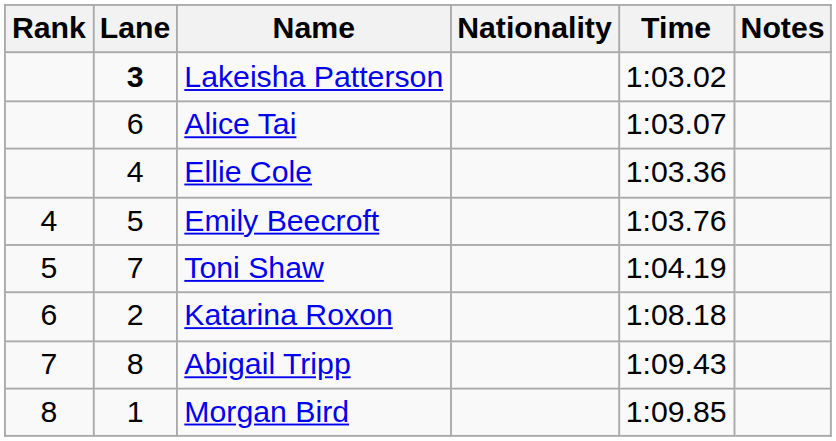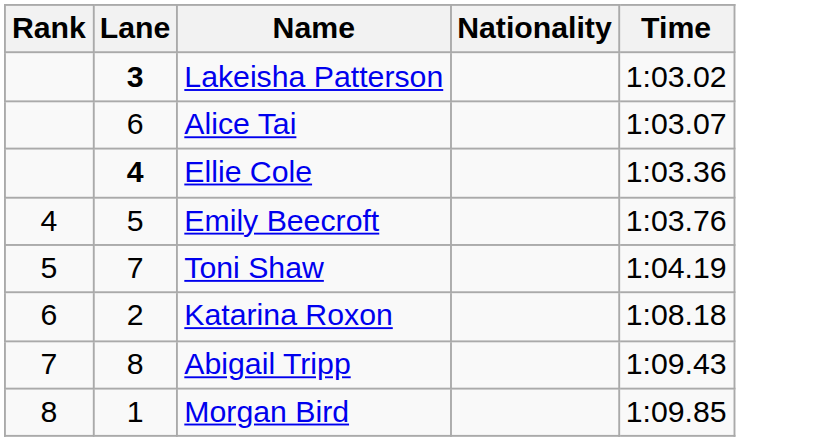- column: (783, 28)
(135, 172) normal -> (135, 172) bold
